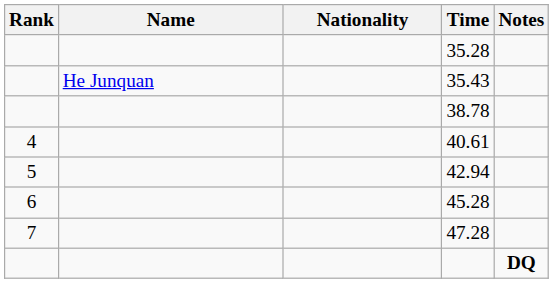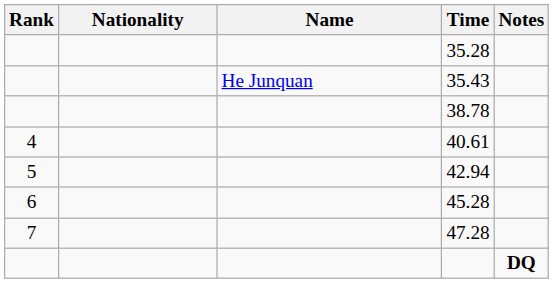columns swapped: (171, 19) <-> (363, 19)
